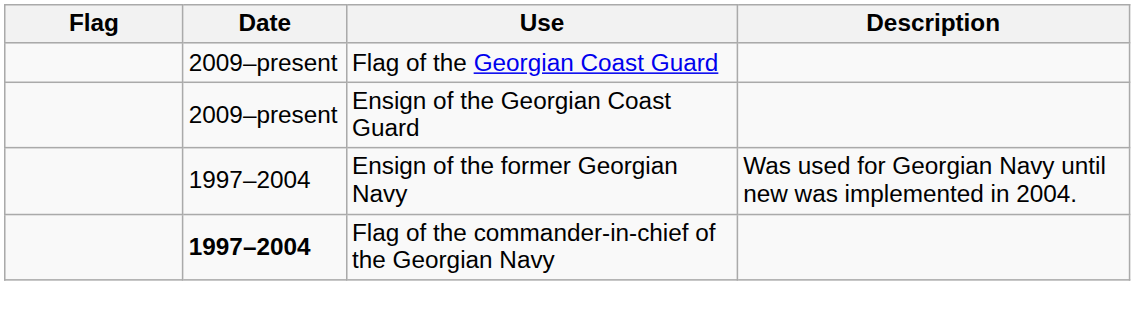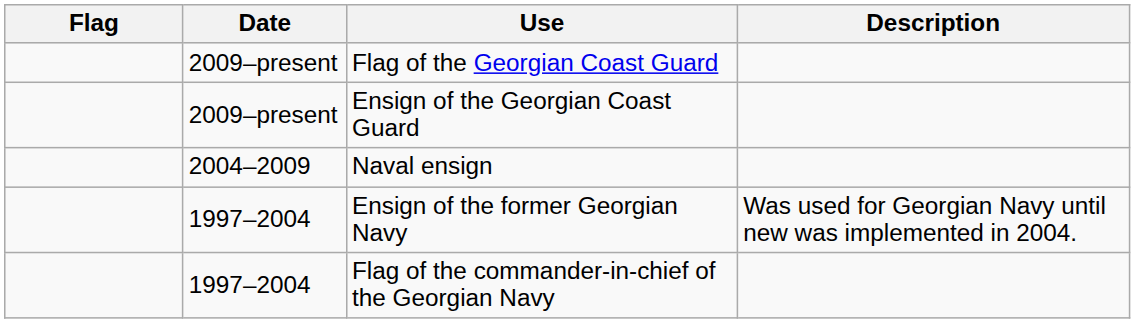+ row: (422, 166)
(250, 246) bold -> (250, 285) normal
